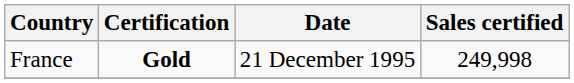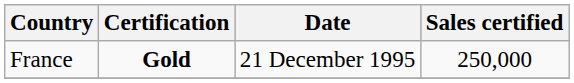(495, 59) 249,998 -> (495, 59) 250,000
